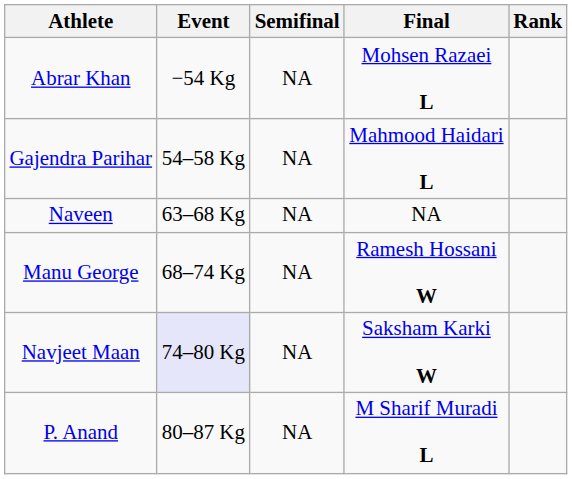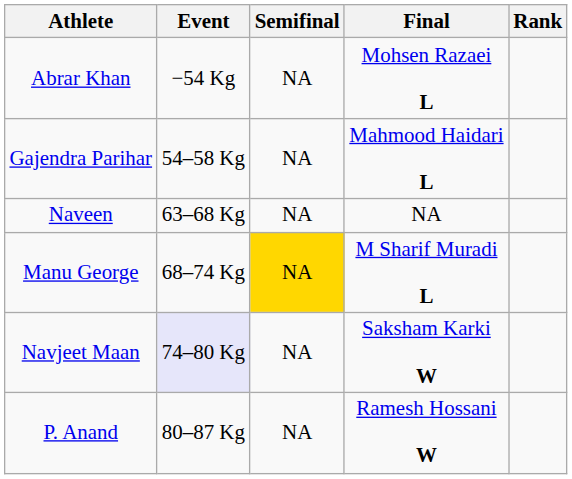(297, 271) no background -> (297, 271) gold background
(426, 271) Ramesh Hossani W -> (426, 271) M Sharif Muradi L
(426, 432) M Sharif Muradi L -> (426, 432) Ramesh Hossani W
